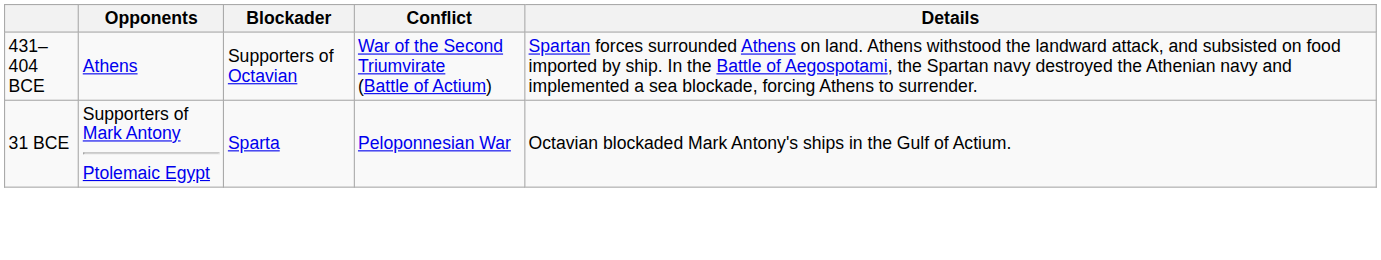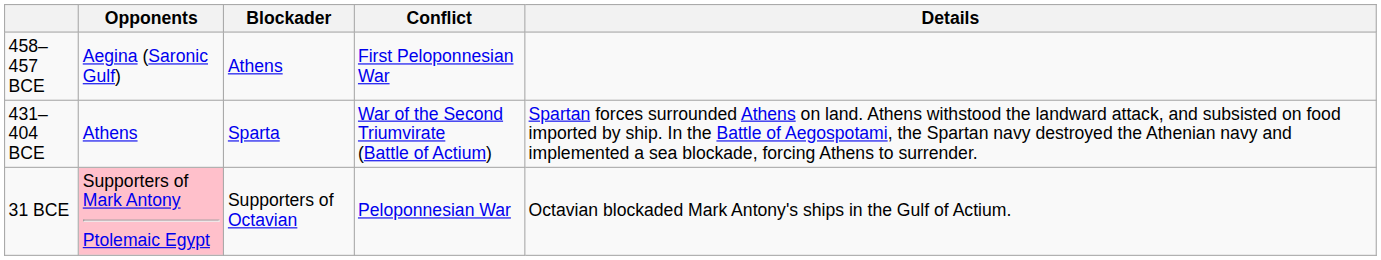+ row: (28, 66)
(281, 66) Supporters of Octavian -> (254, 133) Sparta
(151, 143) no background -> (151, 211) pink background
(254, 143) Sparta -> (281, 211) Supporters of Octavian
